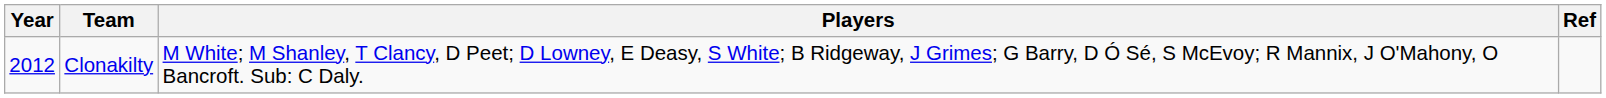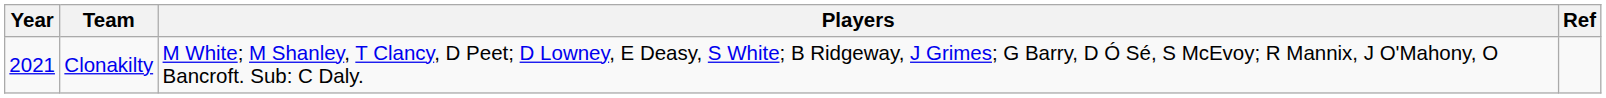(32, 64) 2012 -> (32, 64) 2021
